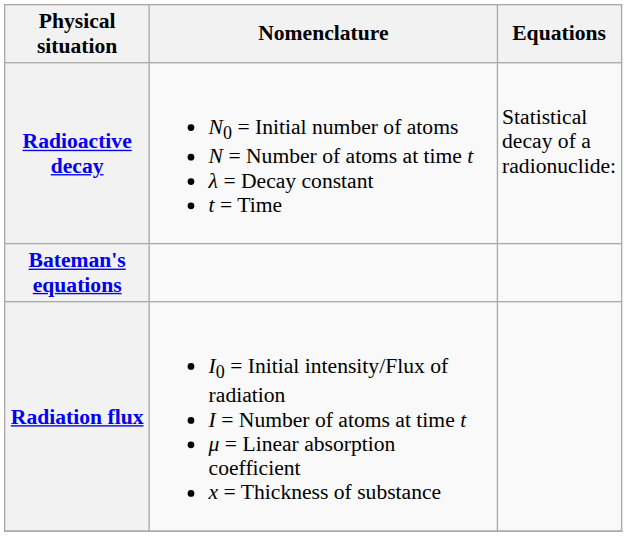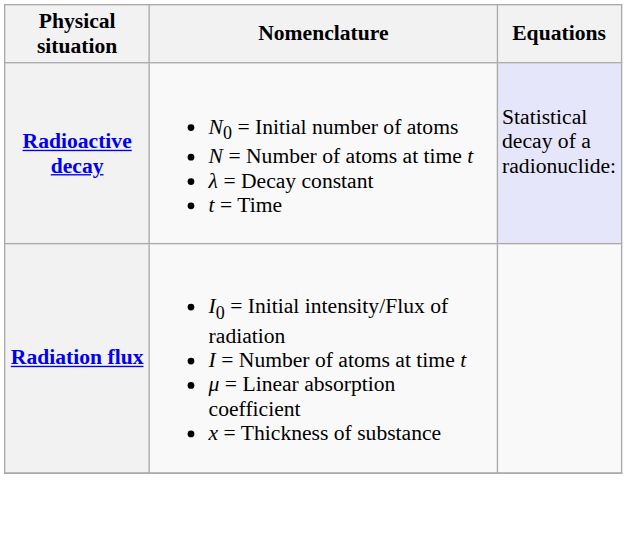(559, 141) no background -> (559, 141) lavender background
- row: (77, 272)
